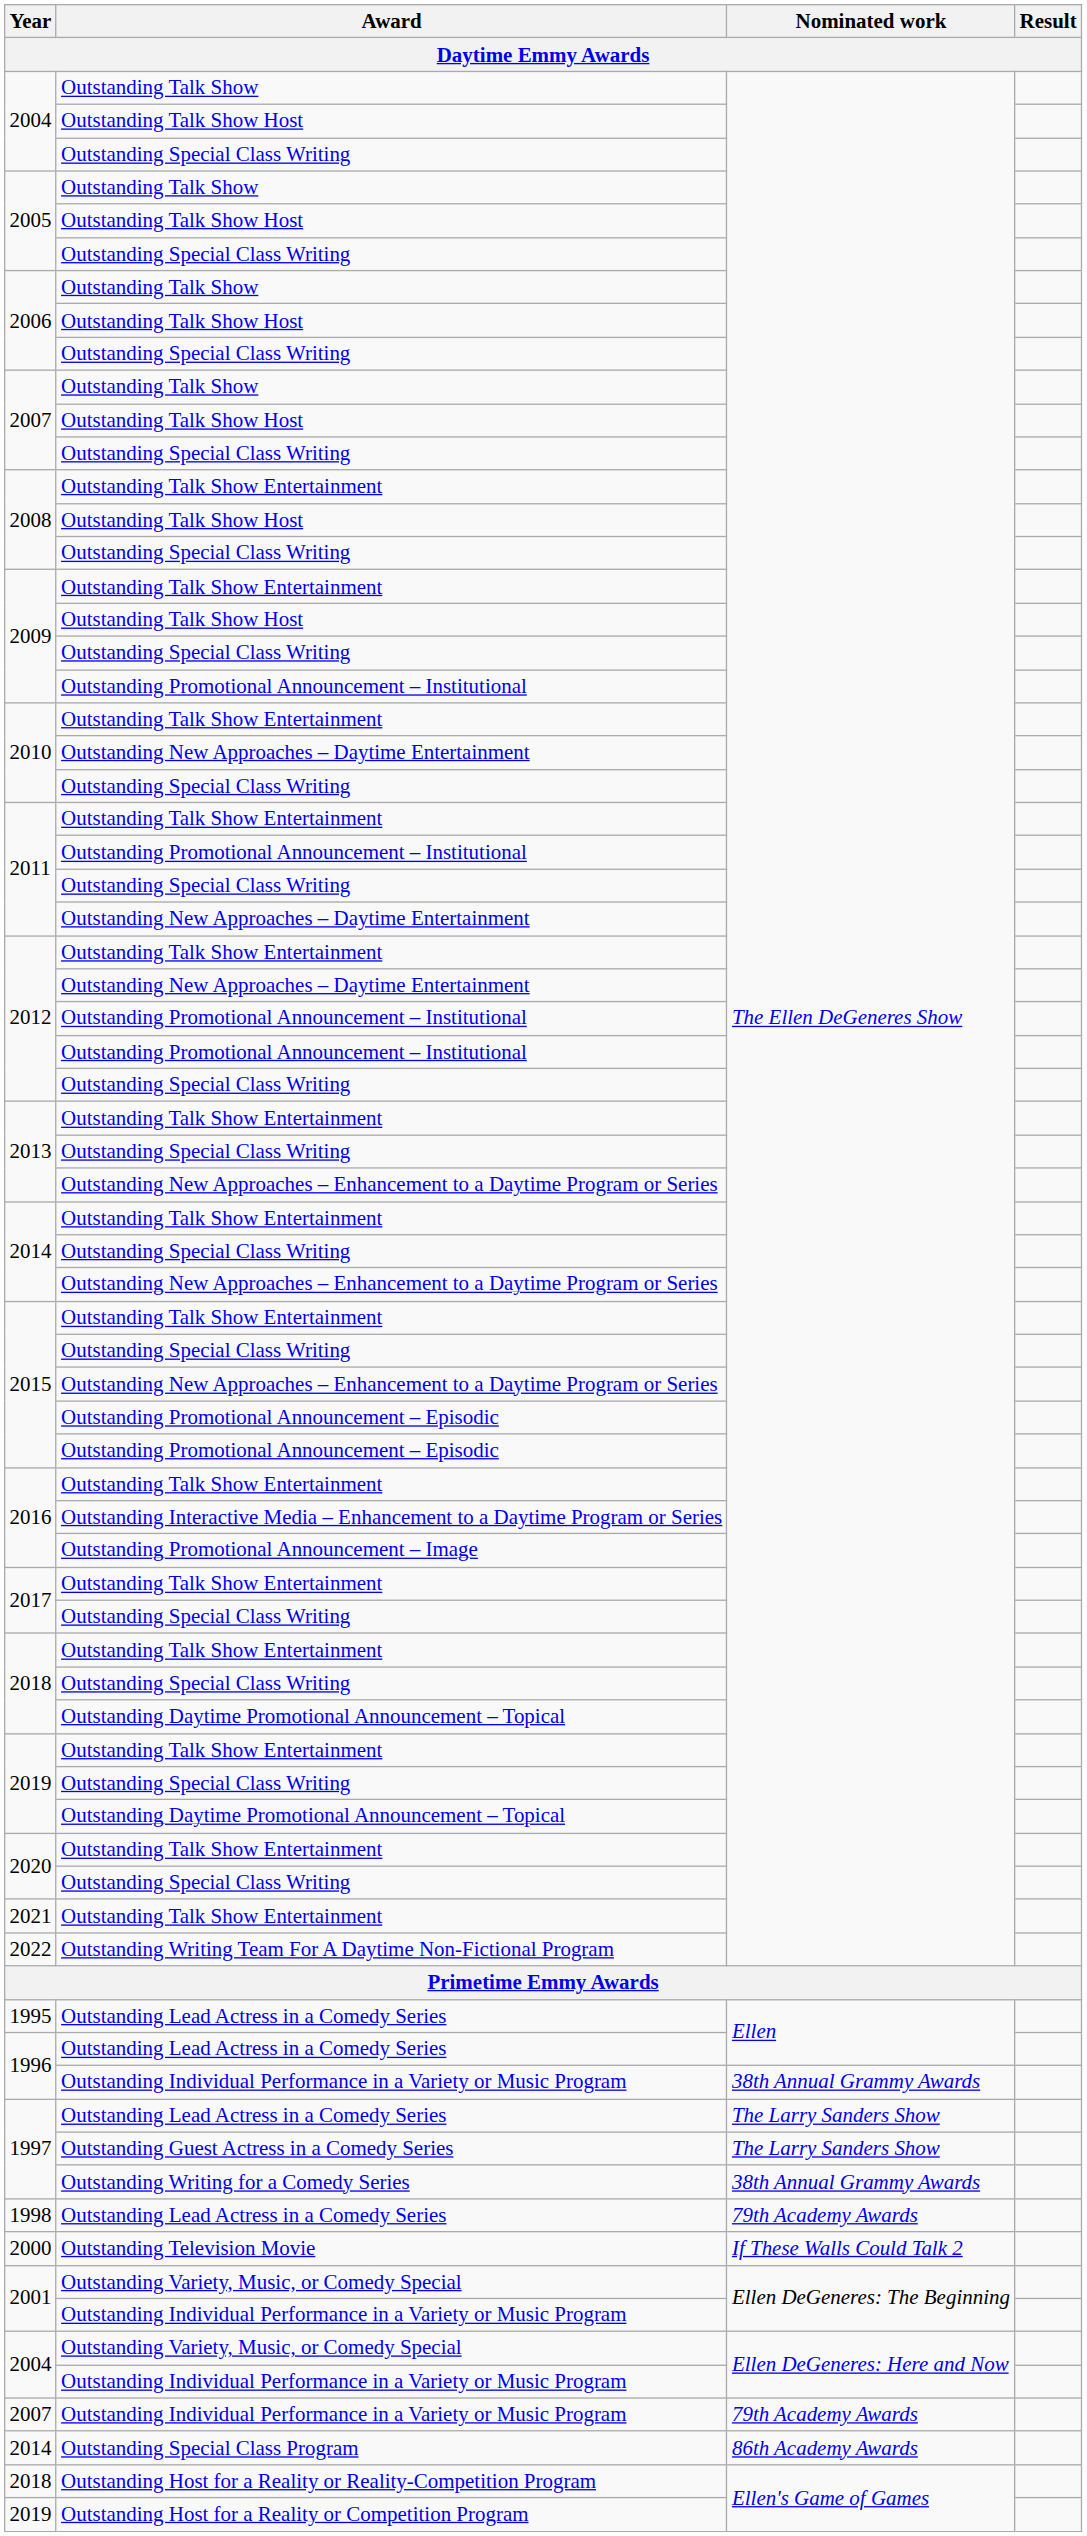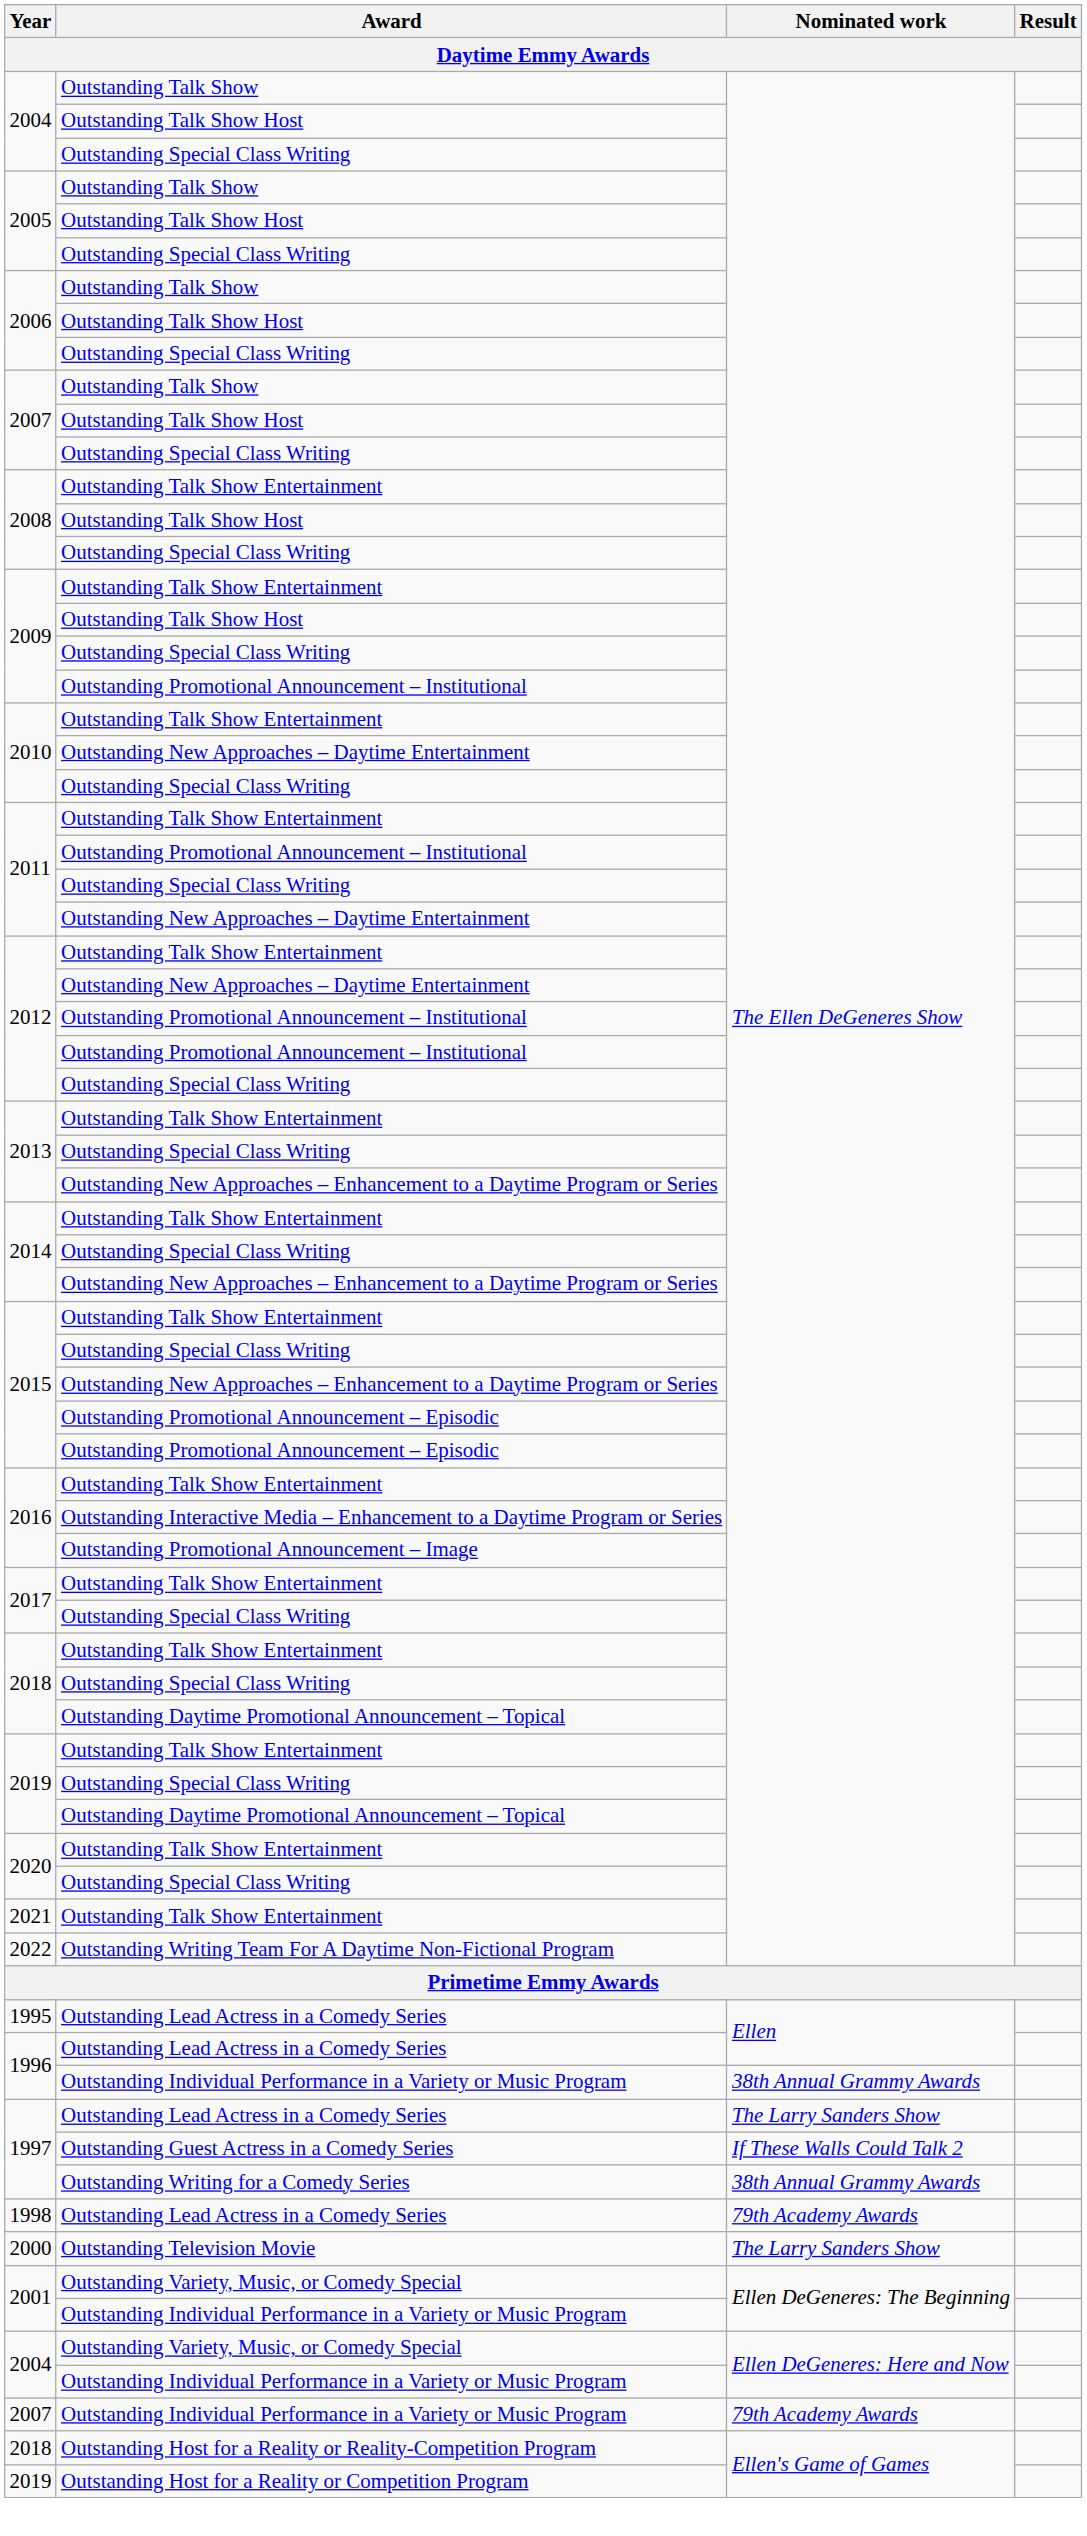(836, 2148) The Larry Sanders Show -> (847, 2148) If These Walls Could Talk 2
(847, 2248) If These Walls Could Talk 2 -> (836, 2248) The Larry Sanders Show
- row: (30, 2447)
